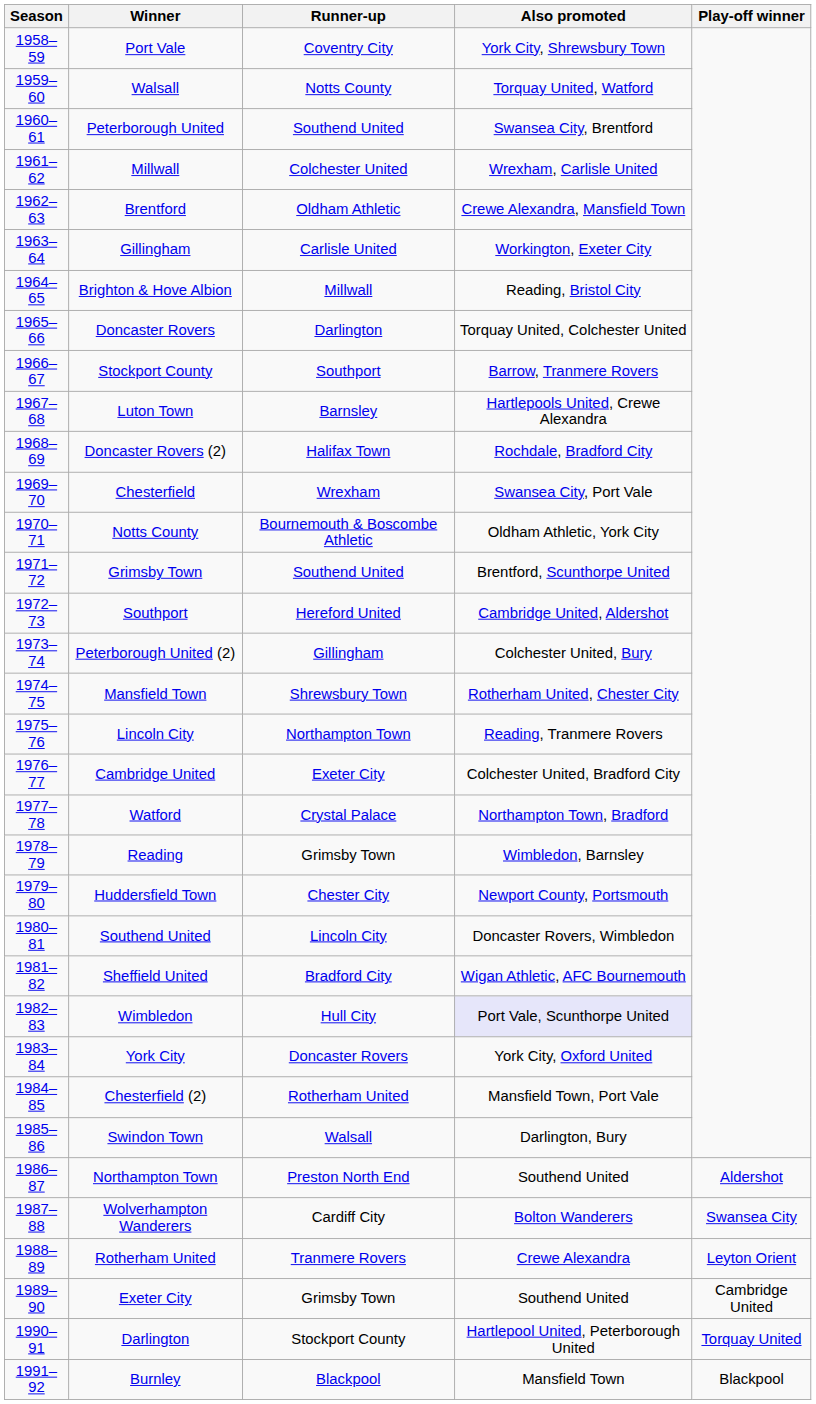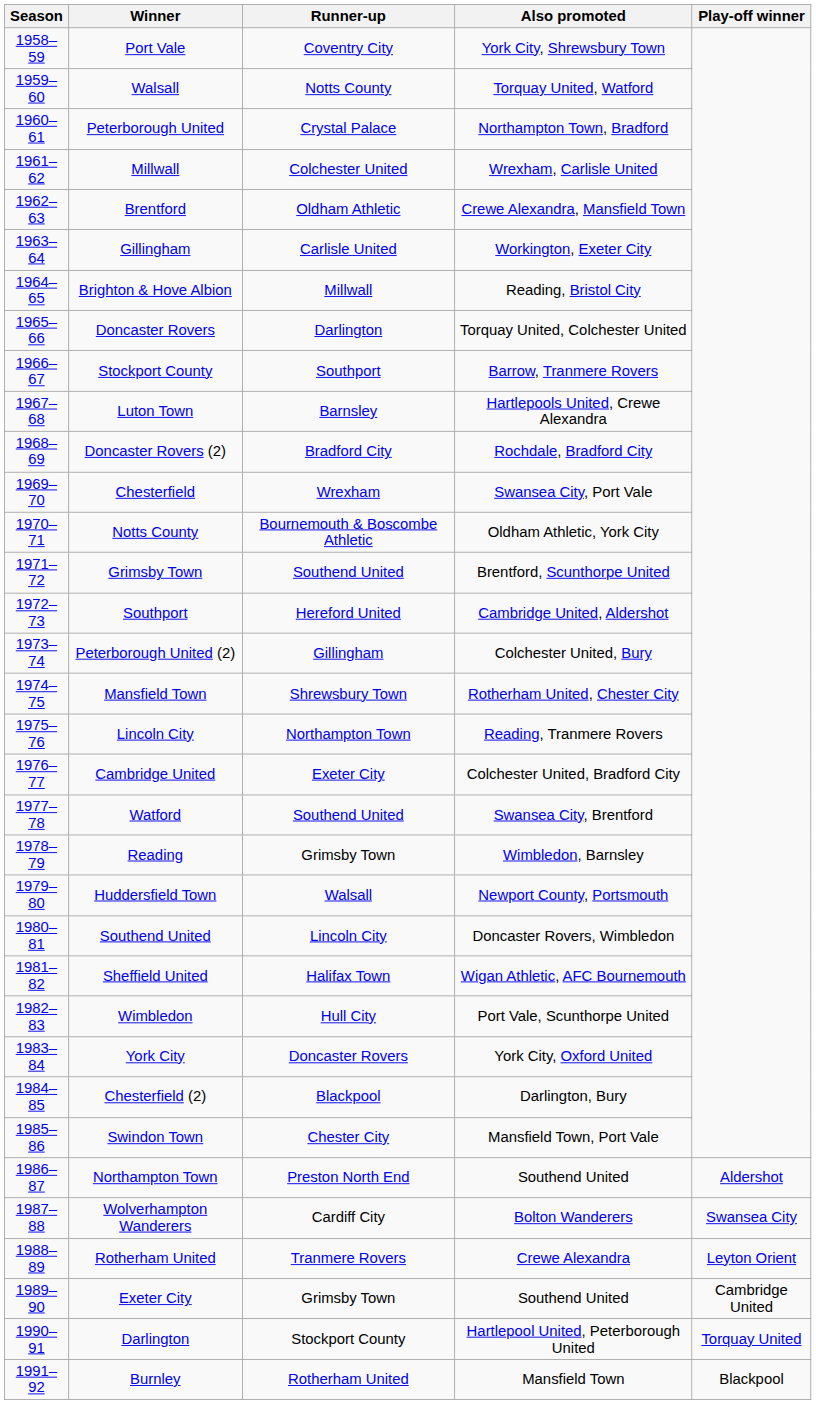(348, 128) Southend United -> (348, 128) Crystal Palace
(573, 128) Swansea City, Brentford -> (573, 128) Northampton Town, Bradford
(348, 451) Halifax Town -> (348, 451) Bradford City
(348, 814) Crystal Palace -> (348, 814) Southend United
(573, 814) Northampton Town, Bradford -> (573, 814) Swansea City, Brentford
(348, 895) Chester City -> (348, 895) Walsall
(348, 976) Bradford City -> (348, 976) Halifax Town
(573, 1016) lavender background -> (573, 1016) no background
(348, 1097) Rotherham United -> (348, 1097) Blackpool
(573, 1097) Mansfield Town, Port Vale -> (573, 1097) Darlington, Bury
(348, 1137) Walsall -> (348, 1137) Chester City
(573, 1137) Darlington, Bury -> (573, 1137) Mansfield Town, Port Vale
(348, 1379) Blackpool -> (348, 1379) Rotherham United
